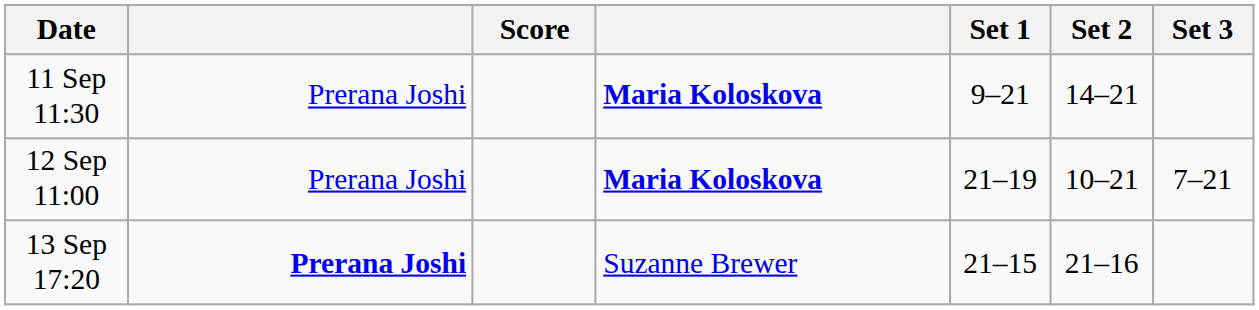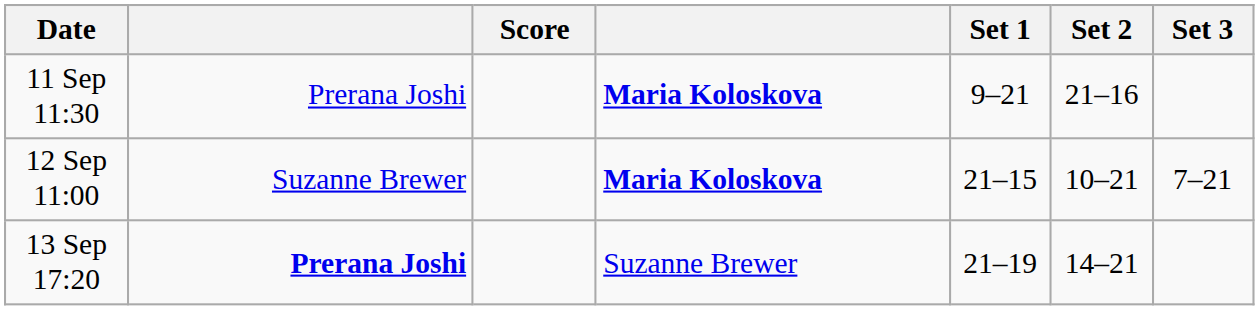(1102, 95) 14–21 -> (1102, 95) 21–16
(387, 178) Prerana Joshi -> (369, 178) Suzanne Brewer
(1000, 178) 21–19 -> (1000, 178) 21–15
(1000, 262) 21–15 -> (1000, 262) 21–19
(1102, 262) 21–16 -> (1102, 262) 14–21
